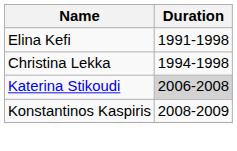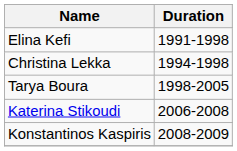+ row: (48, 87)
(193, 87) lightgrey background -> (193, 110) no background
